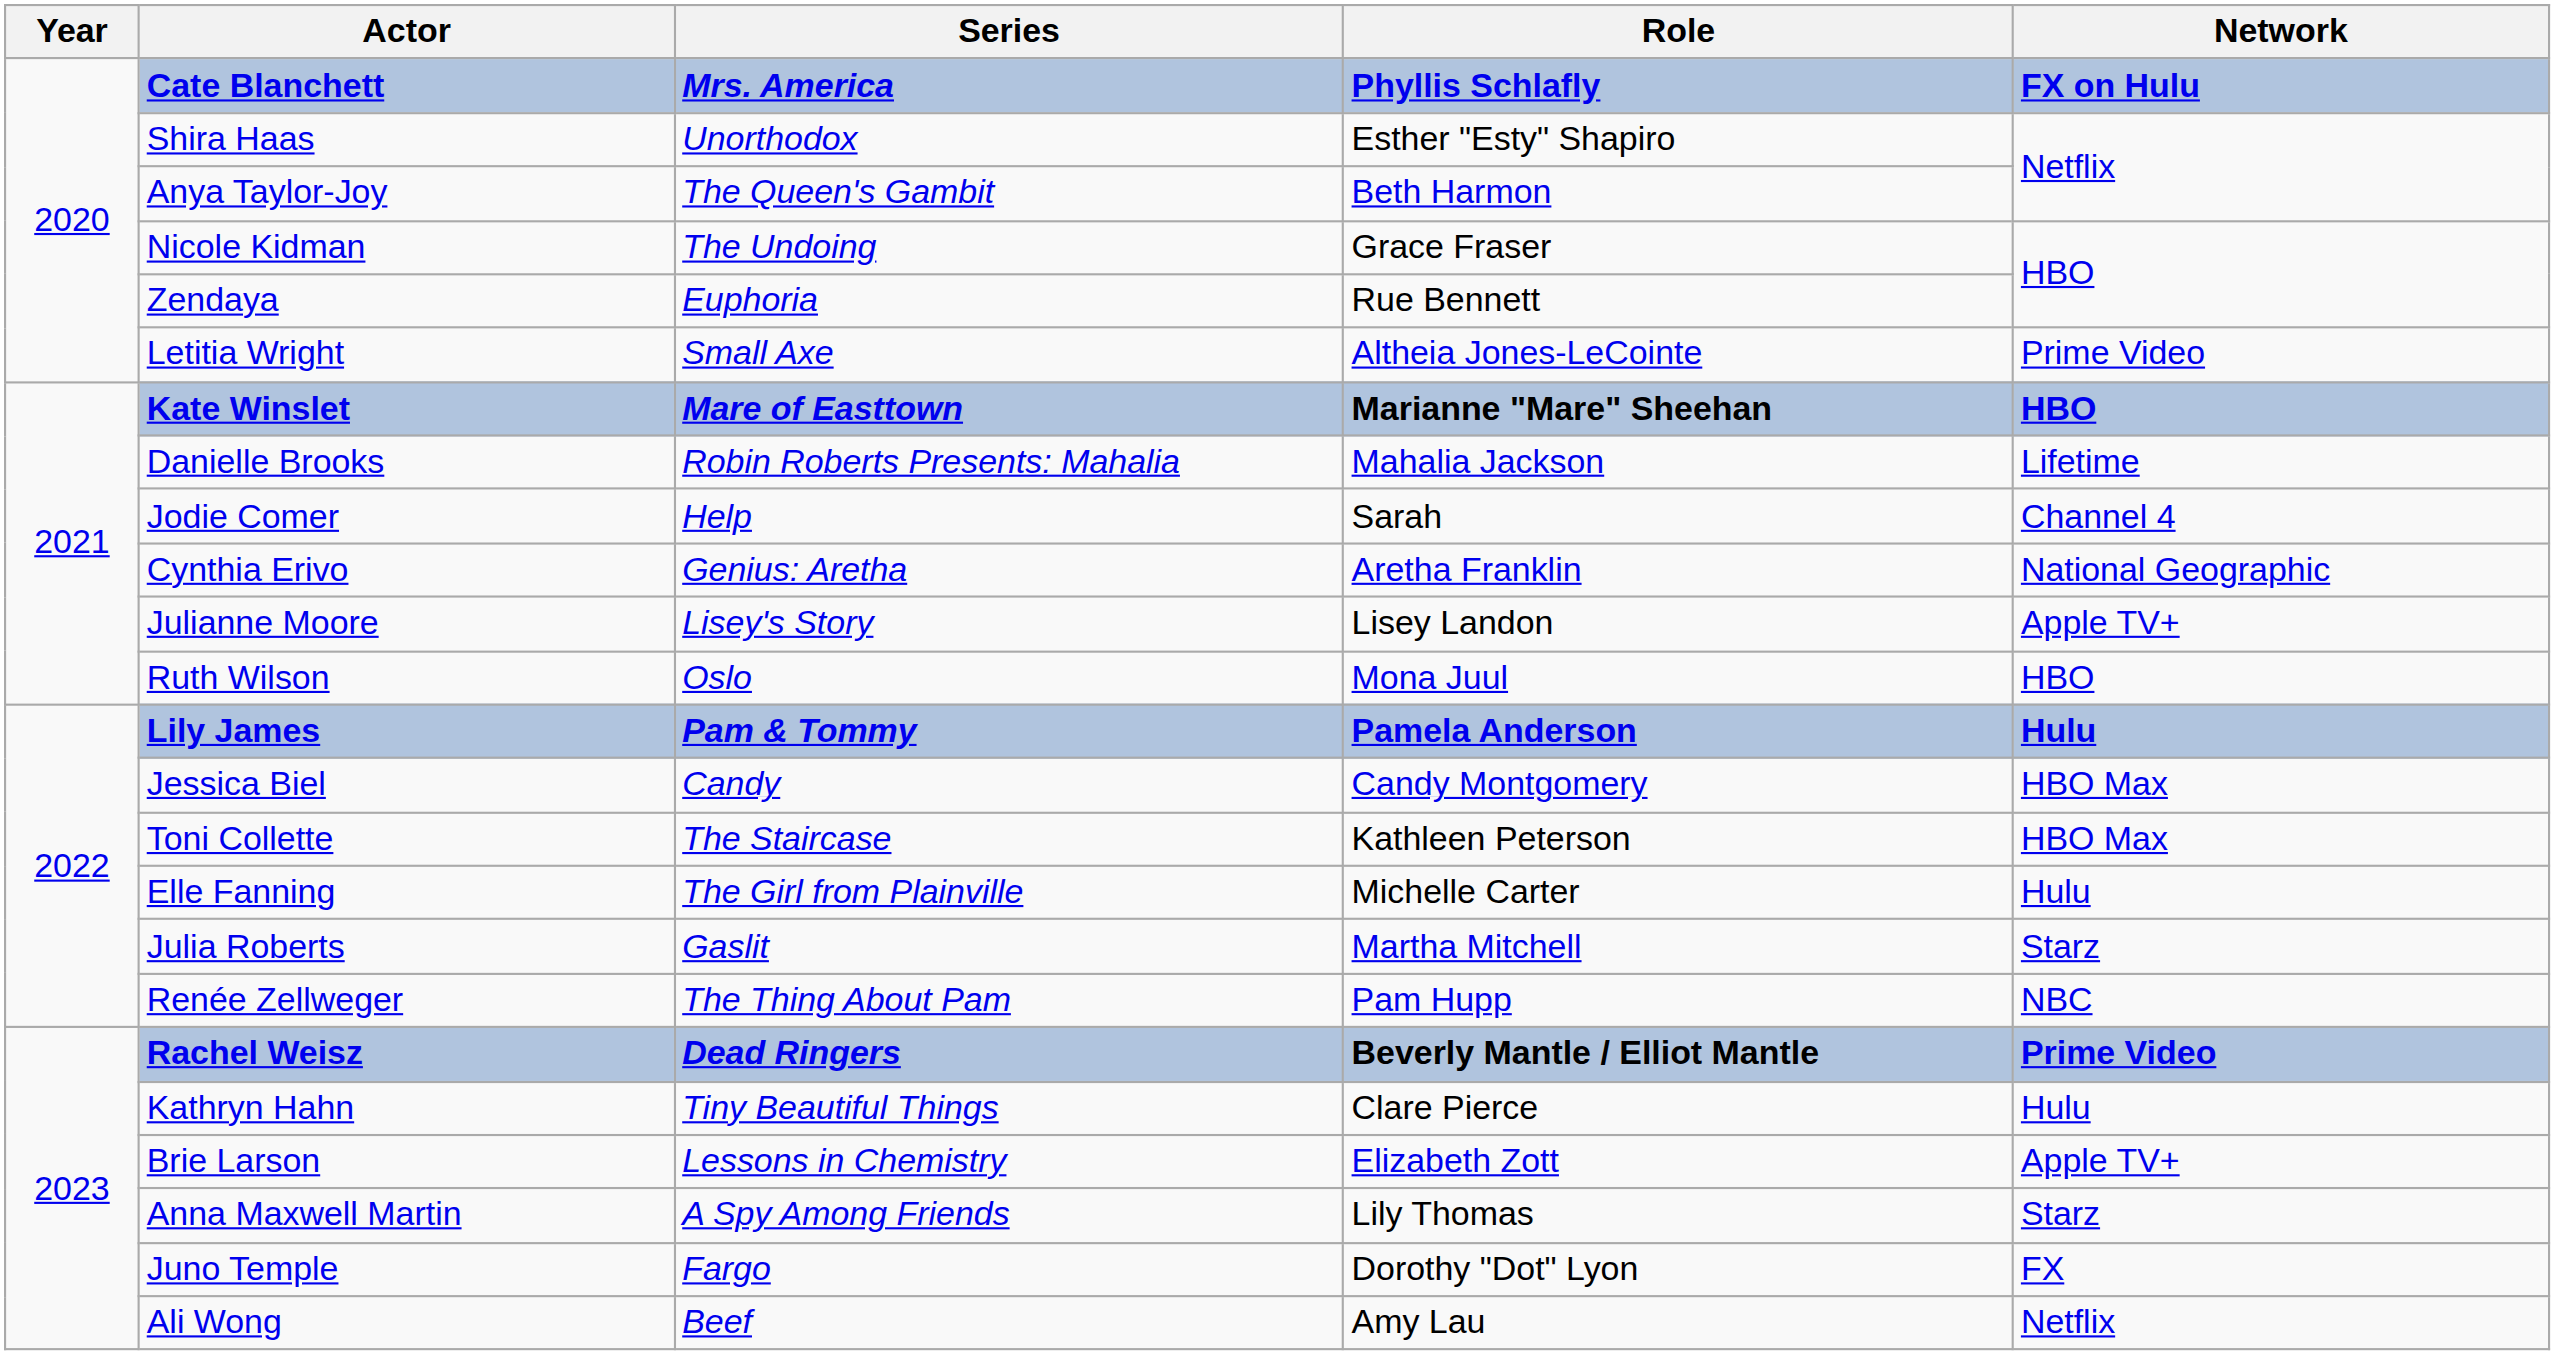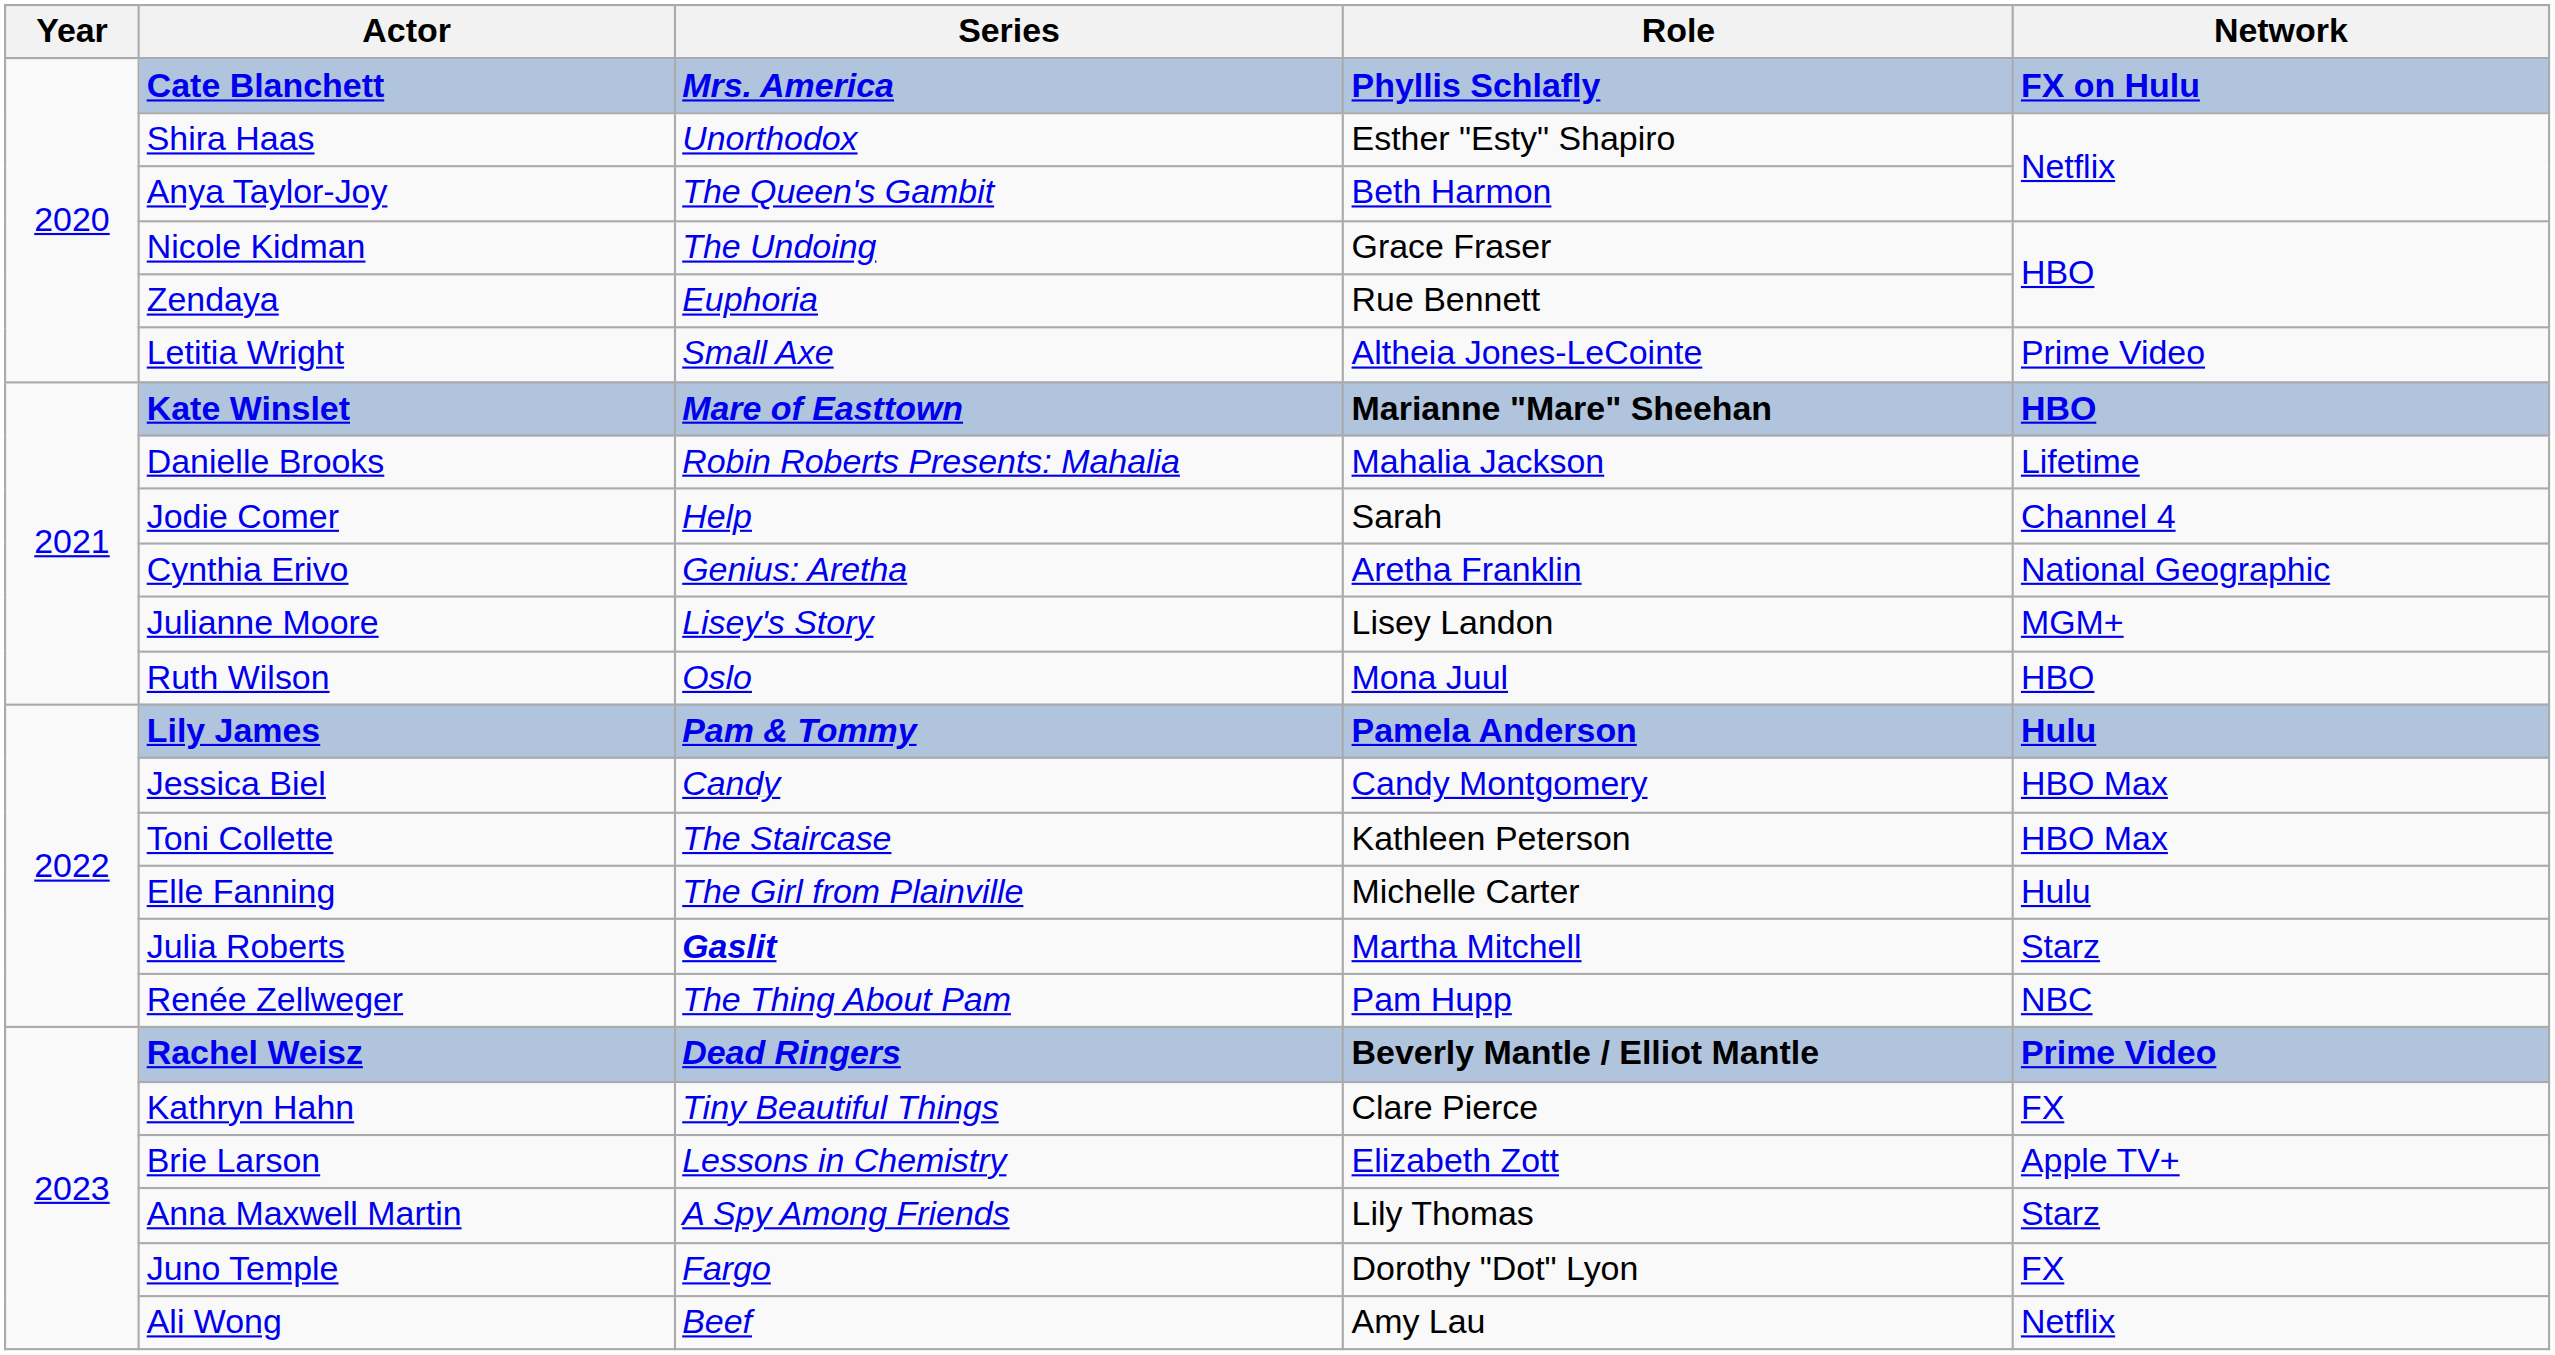(2100, 623) Apple TV+ -> (2072, 623) MGM+
(726, 945) normal -> (729, 945) bold
(2056, 1107) Hulu -> (2043, 1107) FX
